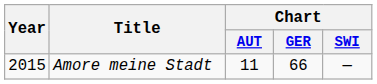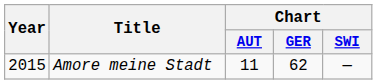(298, 66) 66 -> (298, 66) 62
